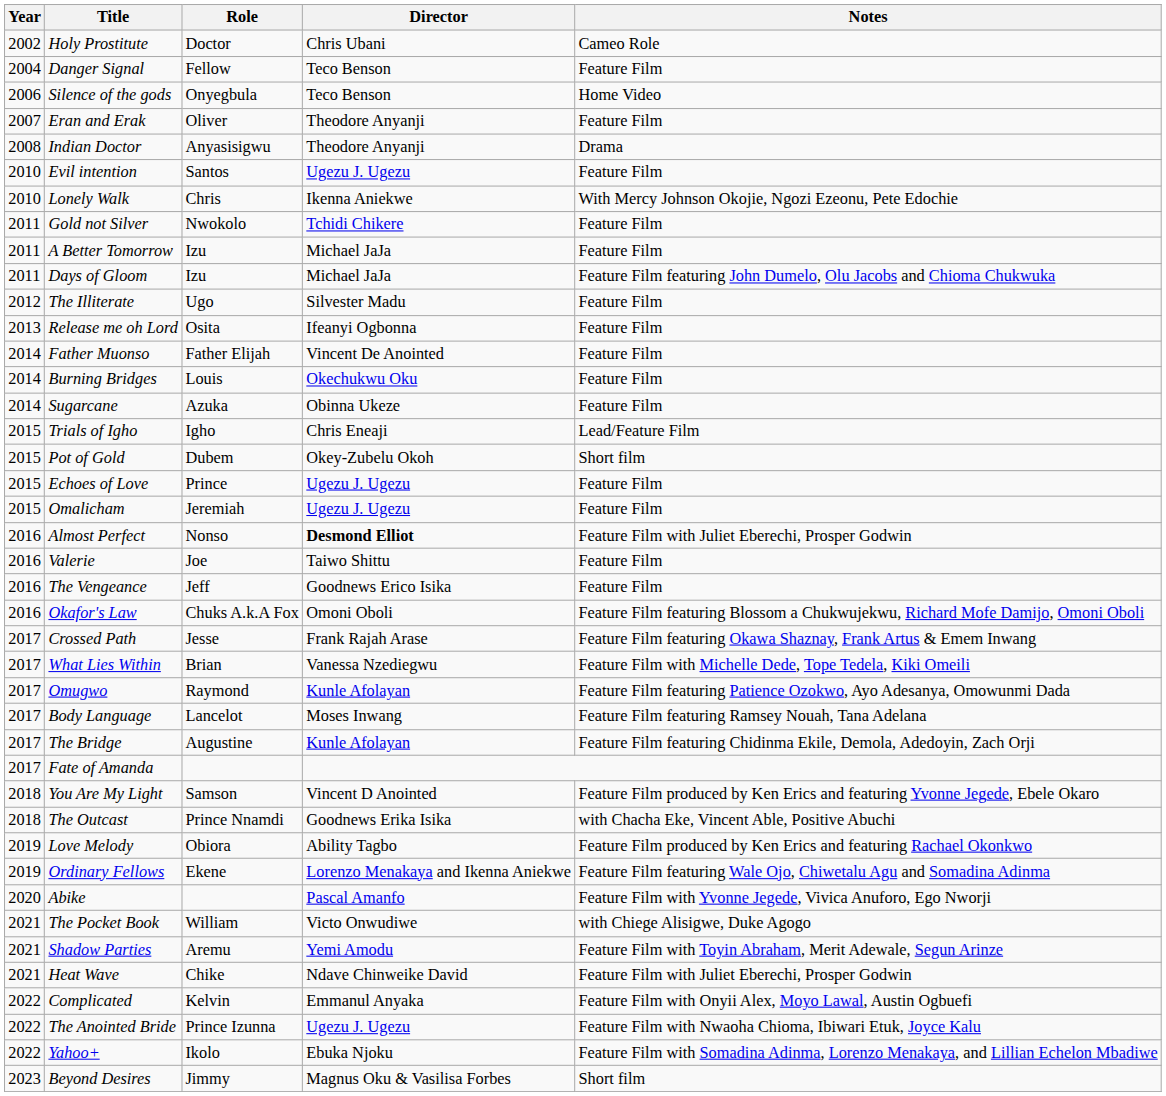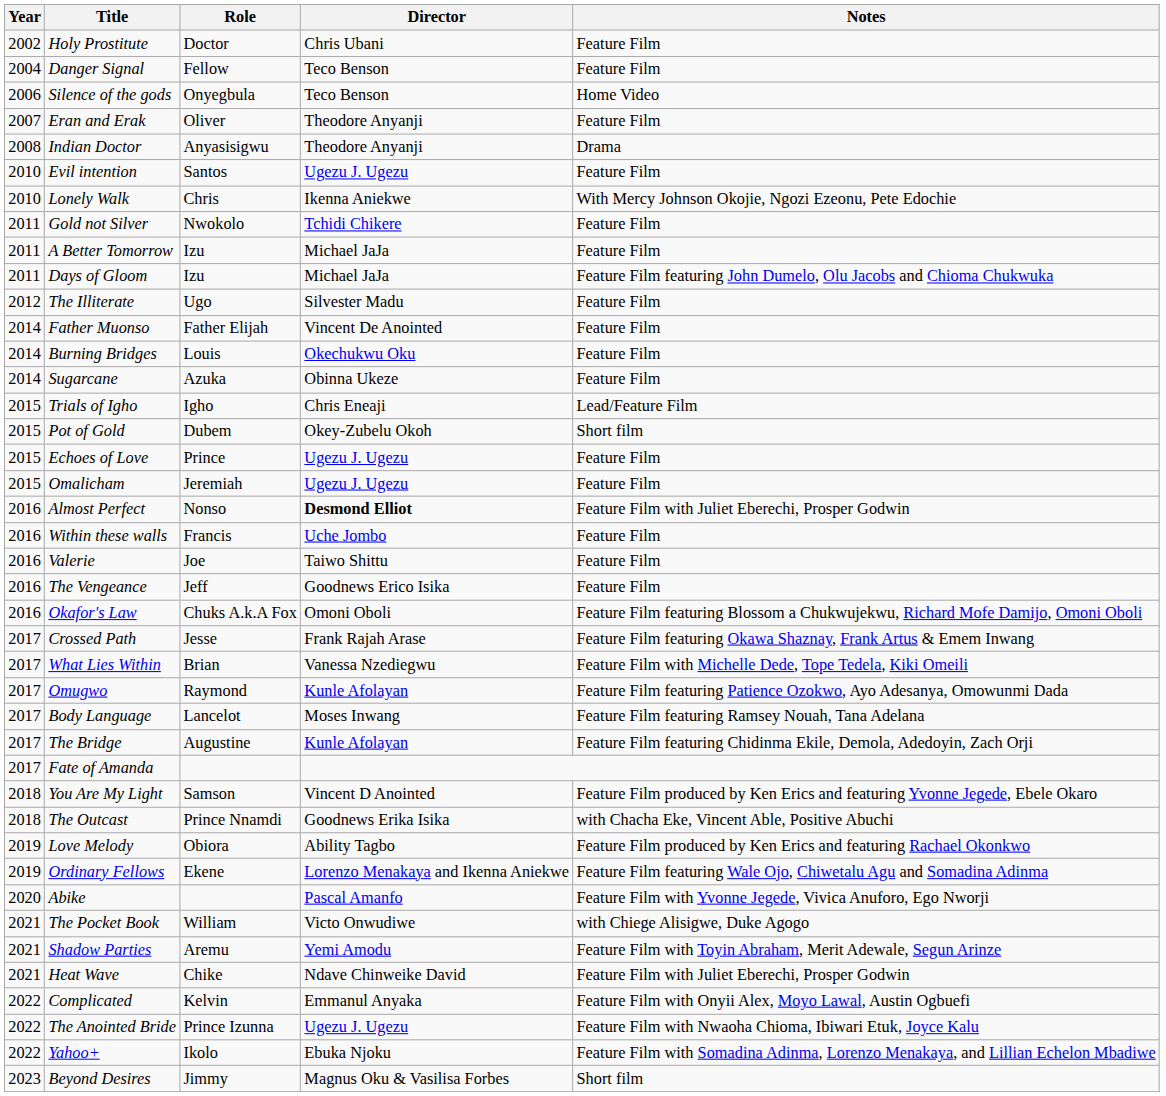(619, 43) Cameo Role -> (618, 43) Feature Film
- row: (113, 328)
+ row: (108, 535)
